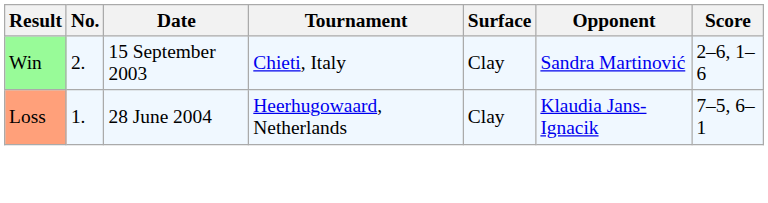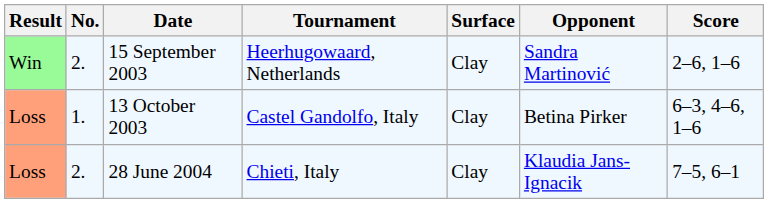(300, 62) Chieti, Italy -> (311, 62) Heerhugowaard, Netherlands
+ row: (152, 116)
(78, 116) 1. -> (78, 170) 2.
(318, 116) Heerhugowaard, Netherlands -> (293, 170) Chieti, Italy
